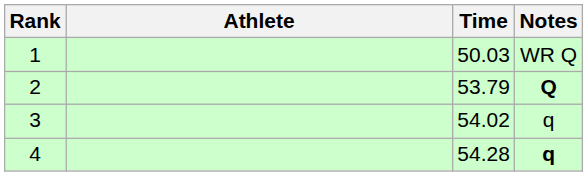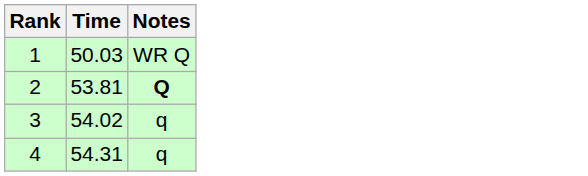- column: (259, 21)
(484, 87) 53.79 -> (97, 87) 53.81
(484, 154) 54.28 -> (97, 154) 54.31
(549, 154) bold -> (162, 154) normal
